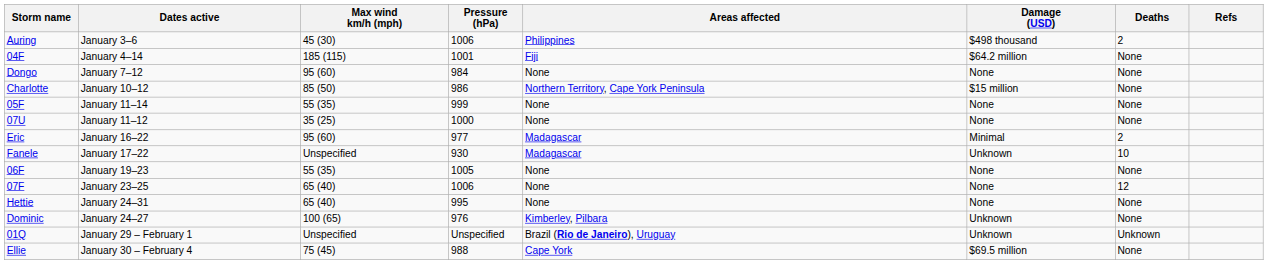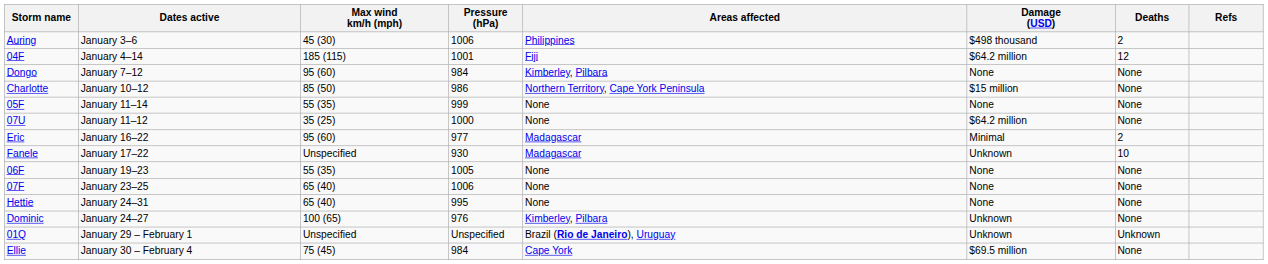(1130, 56) None -> (1123, 56) 12
(537, 72) None -> (566, 72) Kimberley, Pilbara
(982, 121) None -> (998, 121) $64.2 million
(1123, 186) 12 -> (1130, 186) None
(460, 251) 988 -> (460, 251) 984
